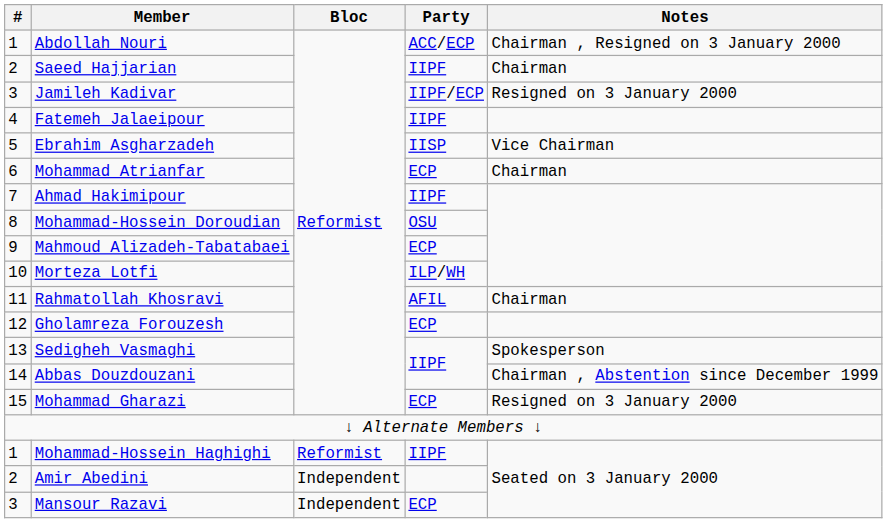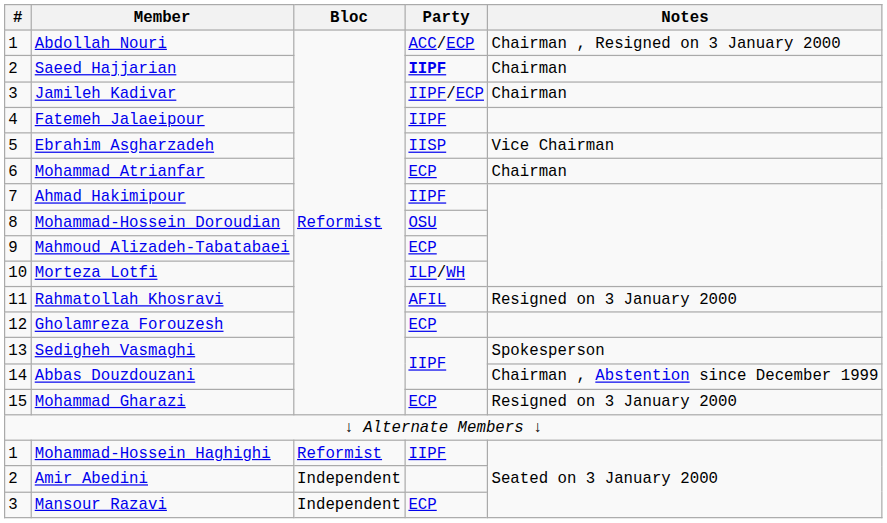(427, 69) normal -> (427, 69) bold
(614, 94) Resigned on 3 January 2000 -> (529, 94) Chairman
(529, 299) Chairman -> (614, 299) Resigned on 3 January 2000
